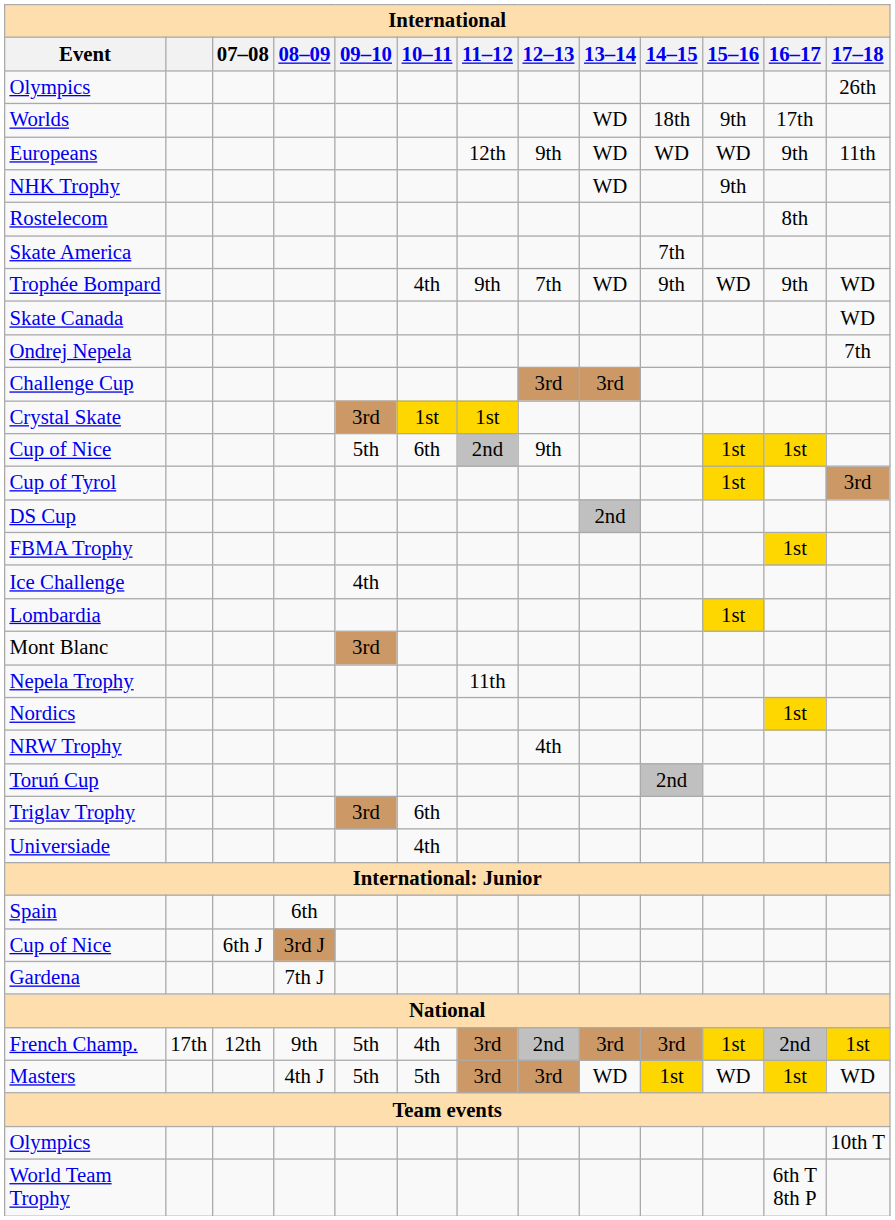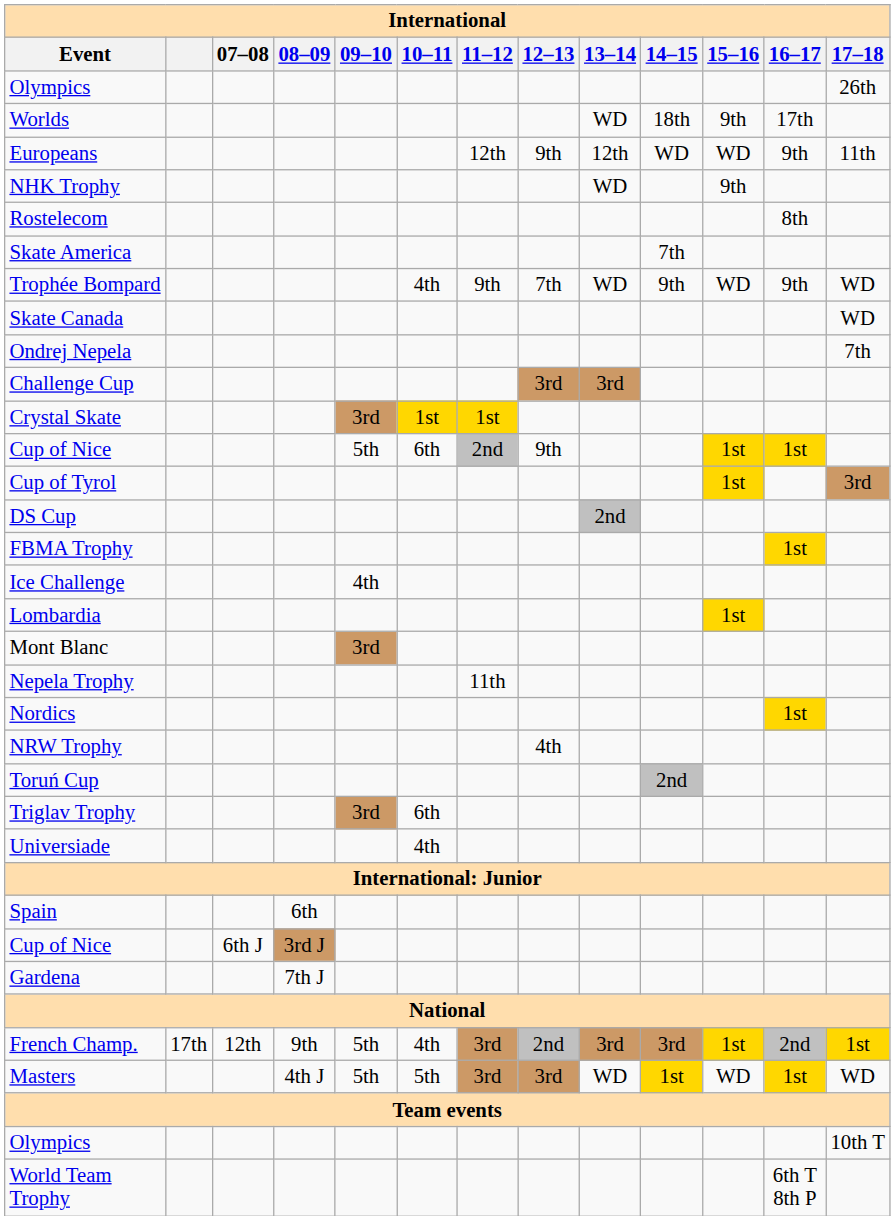(610, 152) WD -> (610, 152) 12th
